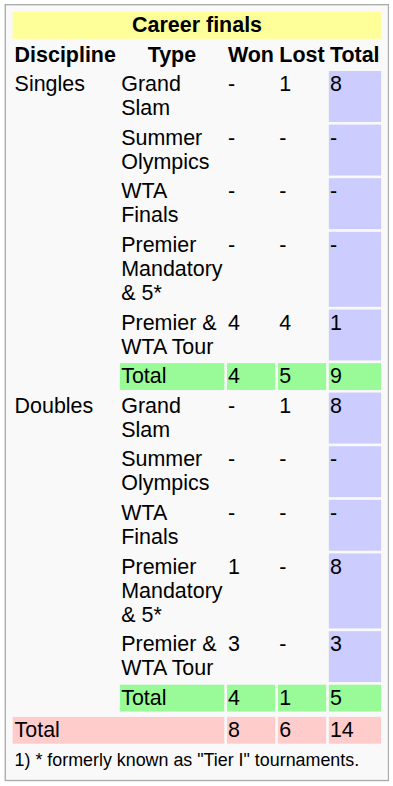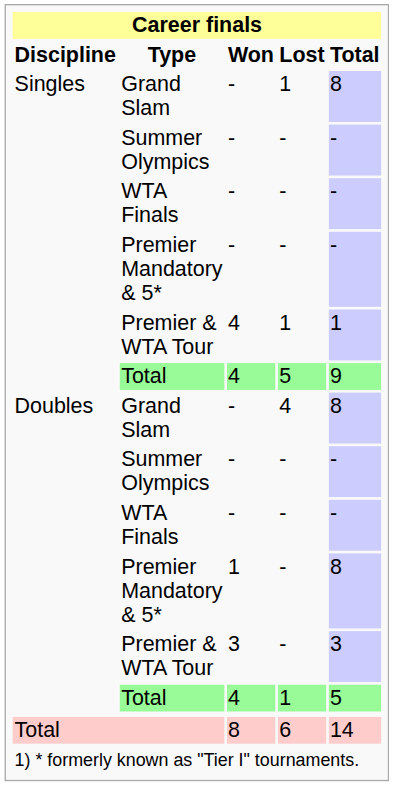(285, 323) 4 -> (285, 323) 1
(285, 406) 1 -> (285, 406) 4
